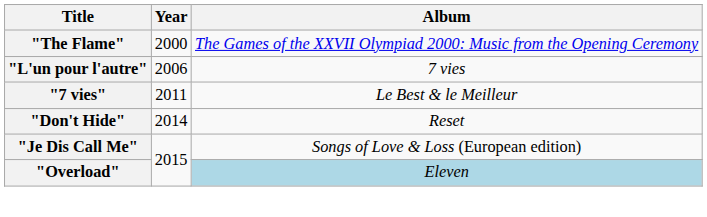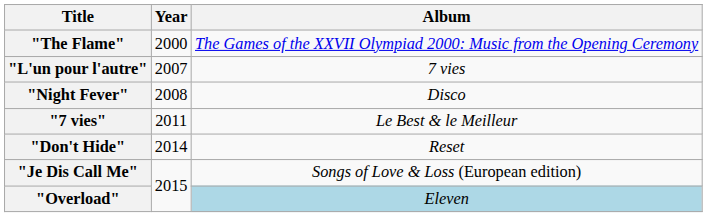(171, 69) 2006 -> (171, 69) 2007
+ row: (78, 95)
